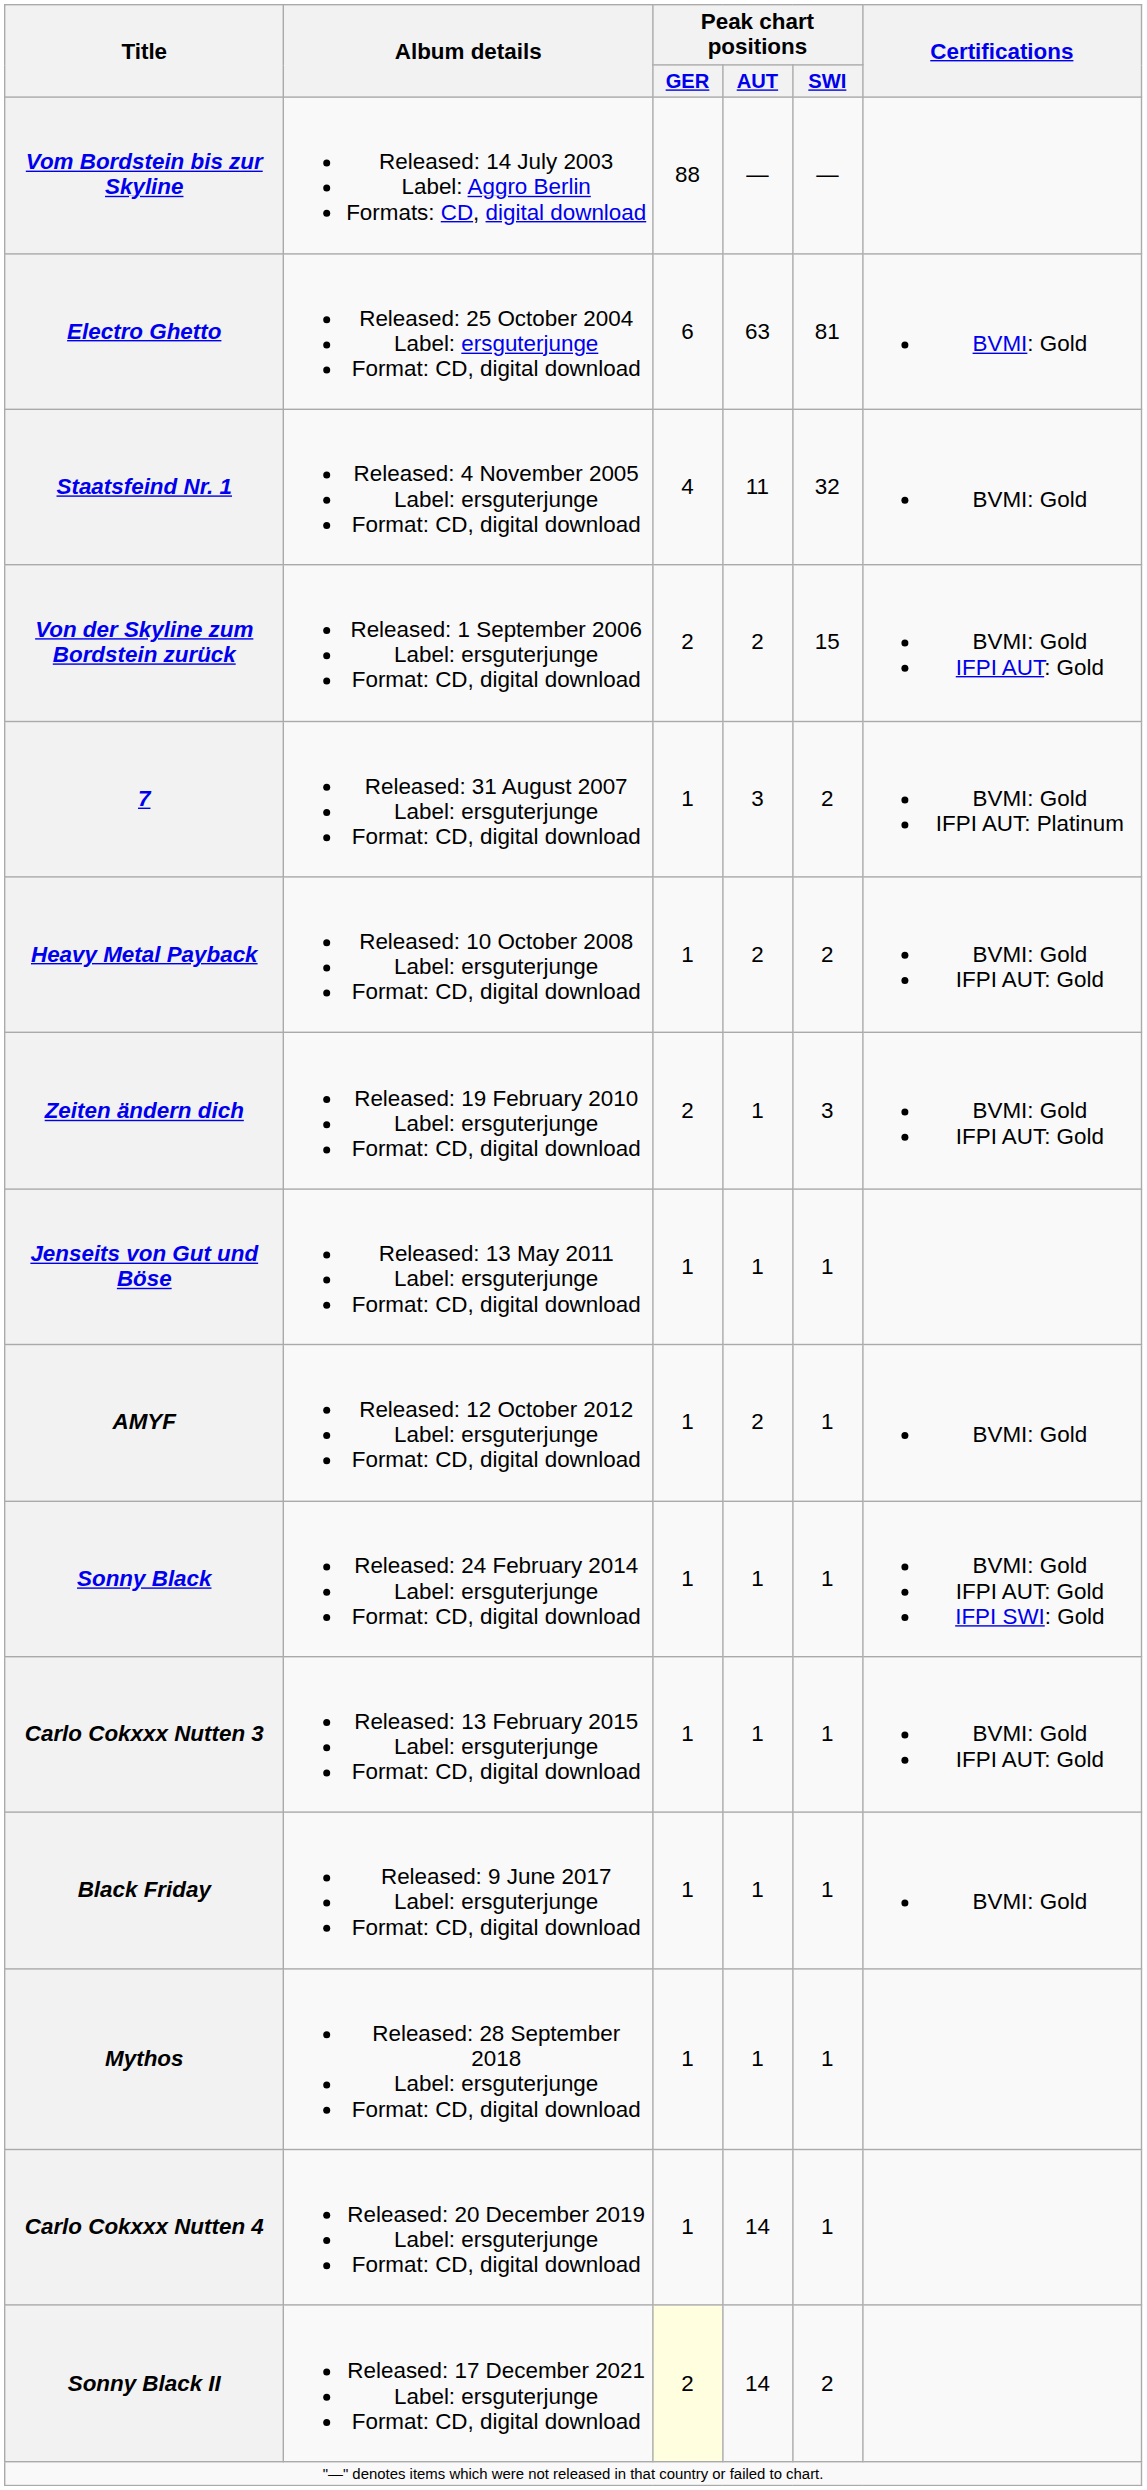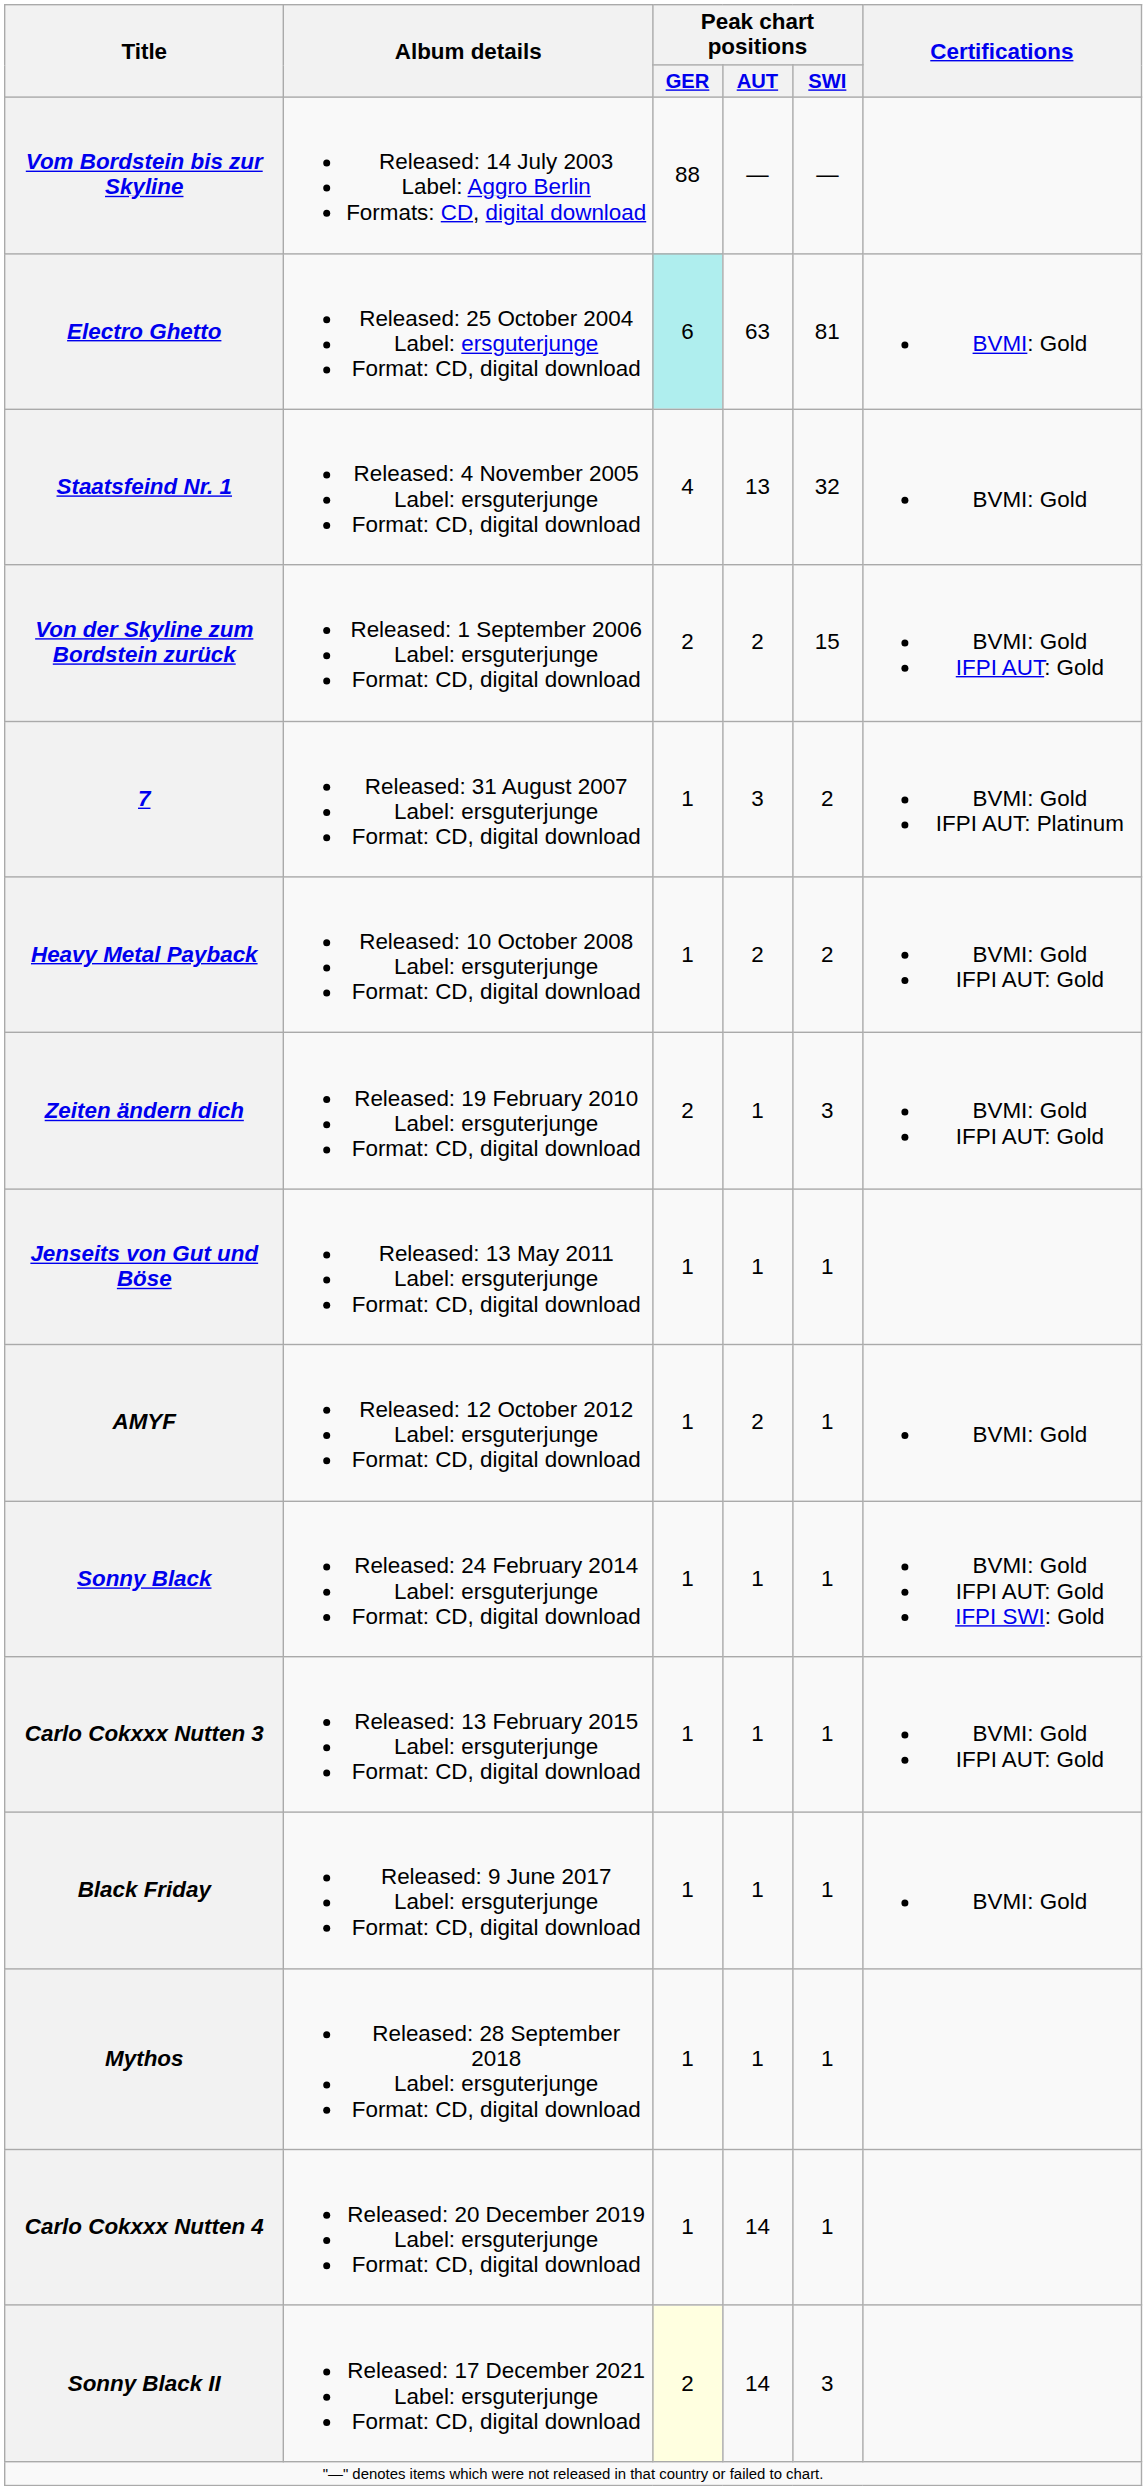(688, 330) no background -> (688, 330) paleturquoise background
(757, 486) 11 -> (757, 486) 13
(827, 2383) 2 -> (827, 2383) 3
